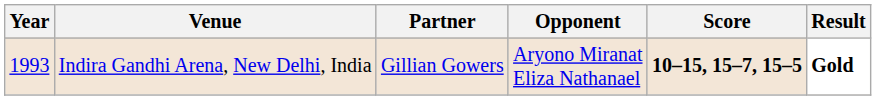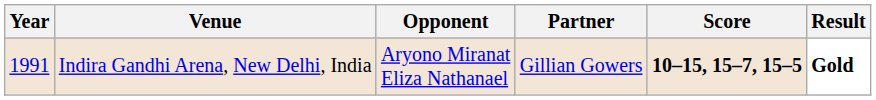columns swapped: (442, 21) <-> (578, 21)
(29, 66) 1993 -> (29, 66) 1991
